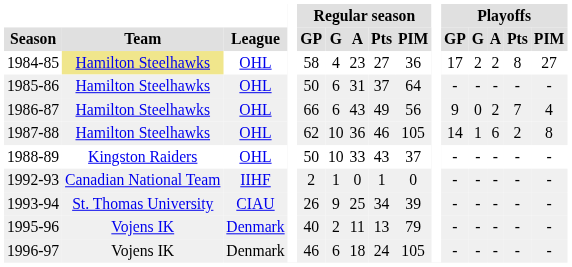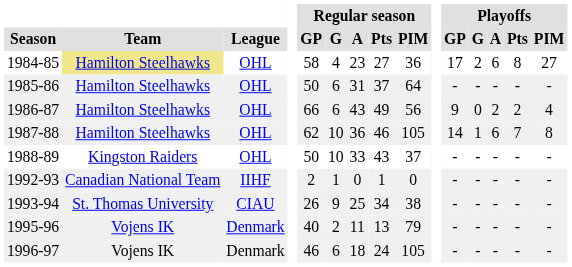(495, 62) 2 -> (495, 62) 6
(517, 109) 7 -> (517, 109) 2
(517, 133) 2 -> (517, 133) 7
(413, 203) 39 -> (413, 203) 38
